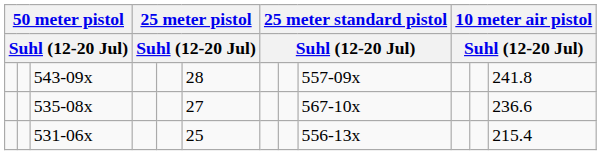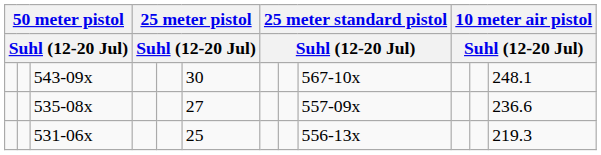(195, 77) 28 -> (195, 77) 30
(331, 77) 557-09x -> (331, 77) 567-10x
(512, 77) 241.8 -> (512, 77) 248.1
(331, 106) 567-10x -> (331, 106) 557-09x
(512, 135) 215.4 -> (512, 135) 219.3
